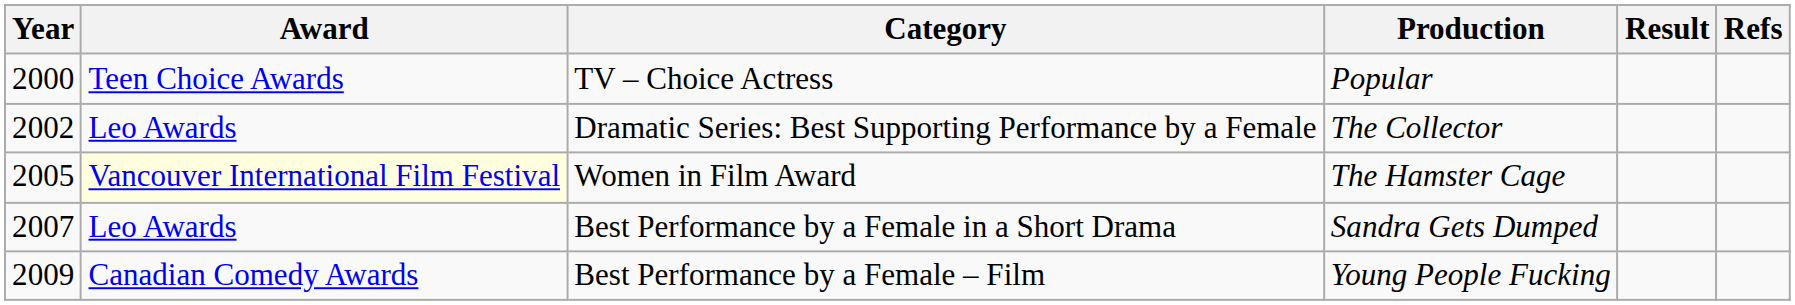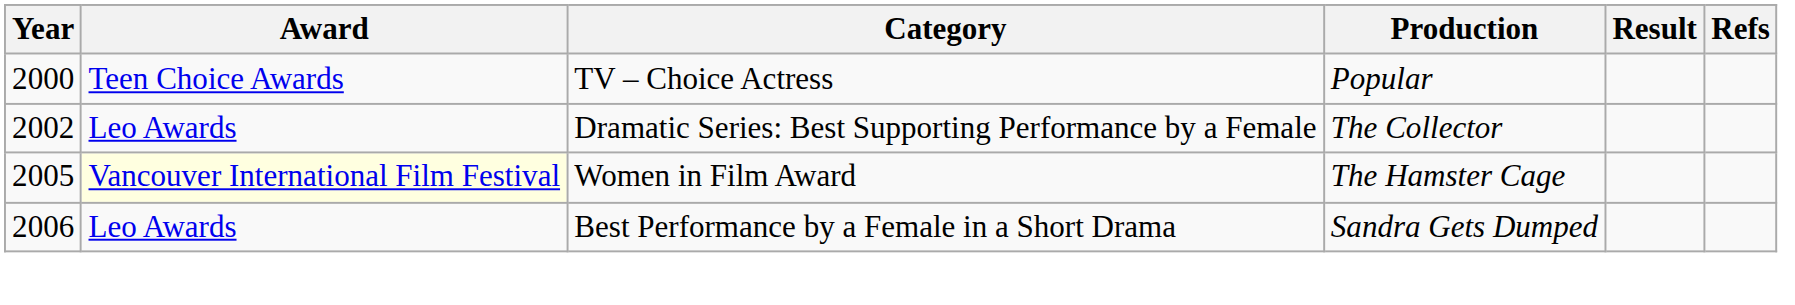(43, 226) 2007 -> (43, 226) 2006
- row: (810, 275)
